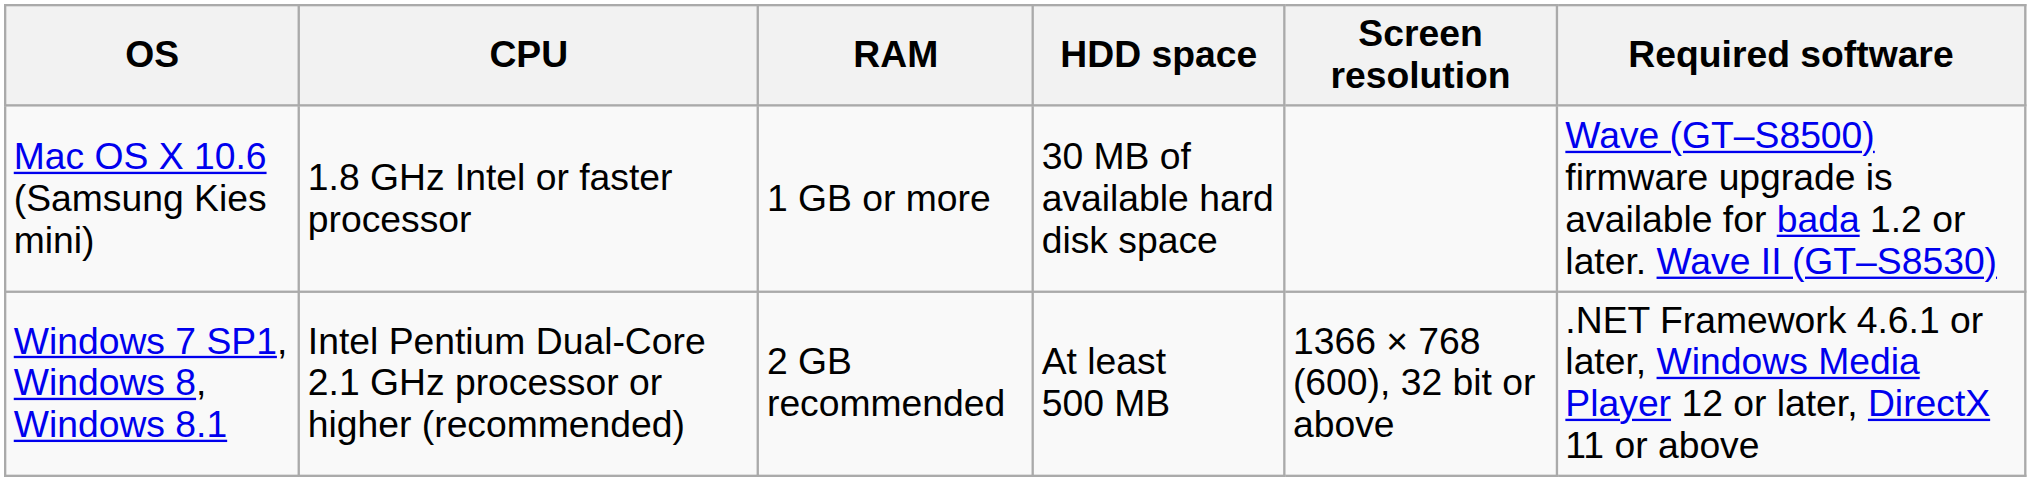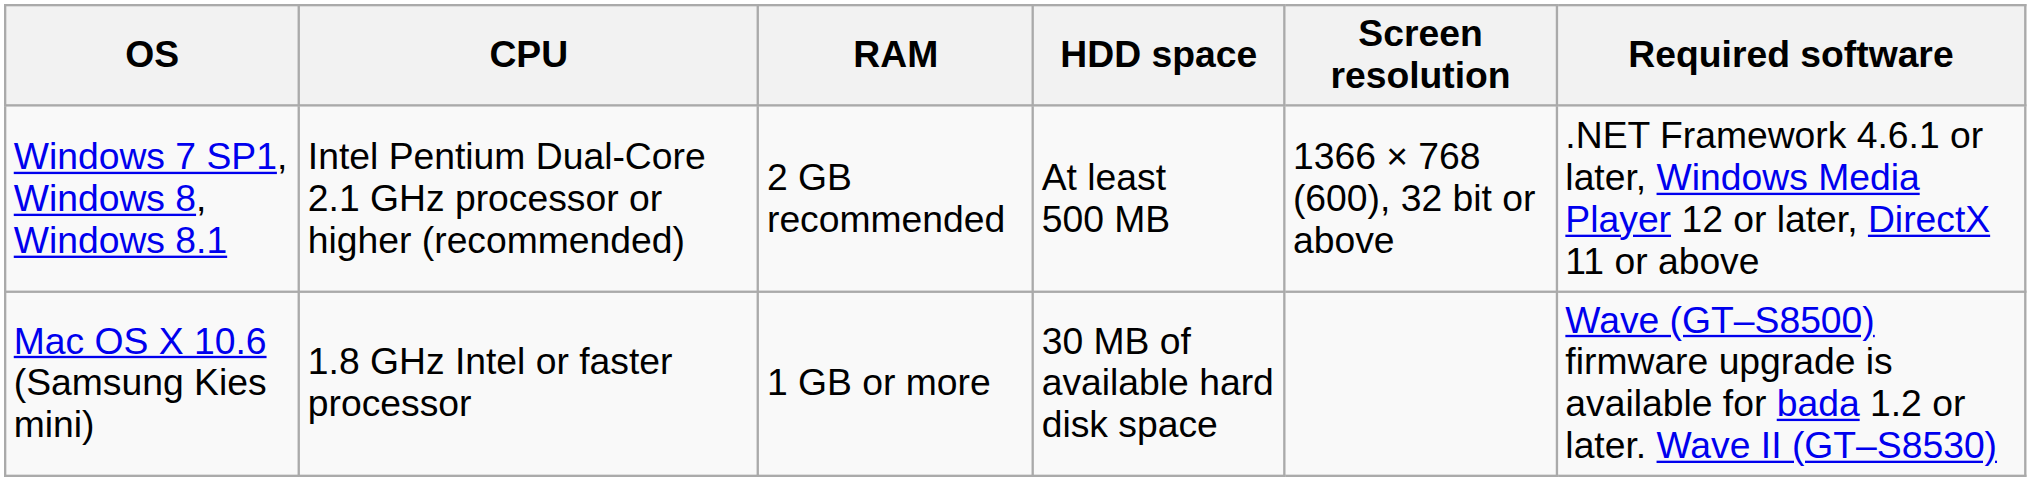rows swapped: (151, 382) <-> (140, 198)
